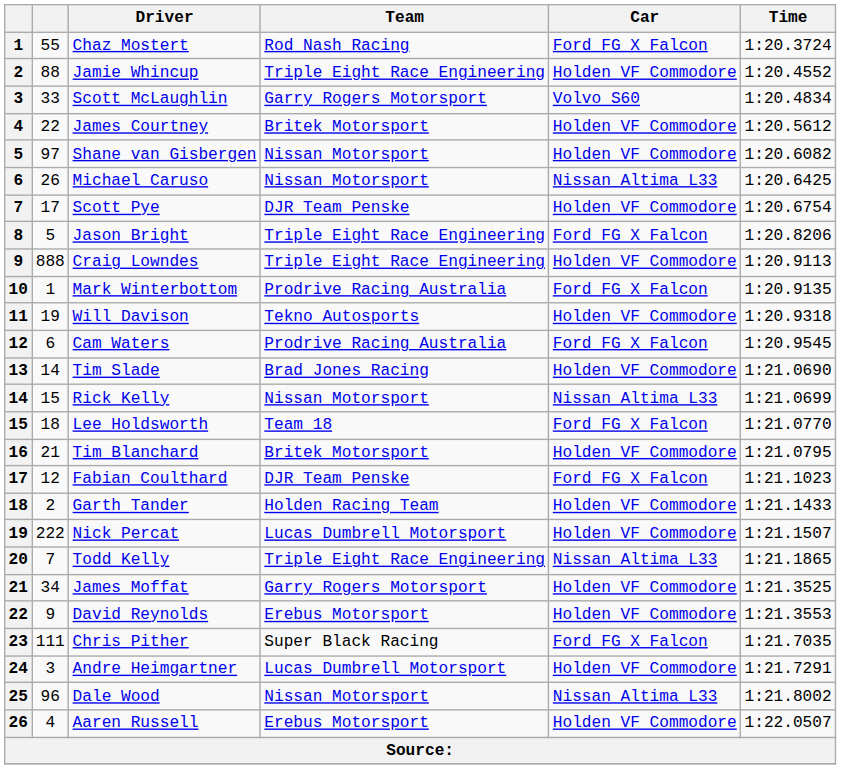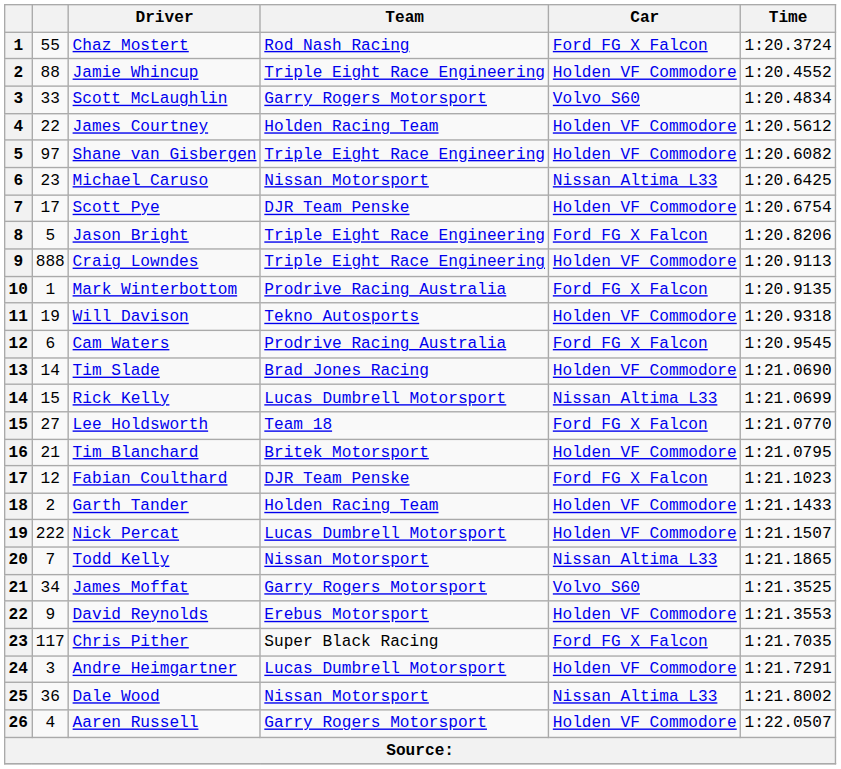(347, 126) Britek Motorsport -> (351, 126) Holden Racing Team
(347, 154) Nissan Motorsport -> (405, 154) Triple Eight Race Engineering
(50, 181) 26 -> (50, 181) 23
(347, 398) Nissan Motorsport -> (385, 398) Lucas Dumbrell Motorsport
(50, 425) 18 -> (50, 425) 27
(405, 560) Triple Eight Race Engineering -> (347, 560) Nissan Motorsport
(645, 588) Holden VF Commodore -> (596, 588) Volvo S60
(50, 642) 111 -> (50, 642) 117
(50, 696) 96 -> (50, 696) 36
(347, 723) Erebus Motorsport -> (376, 723) Garry Rogers Motorsport
